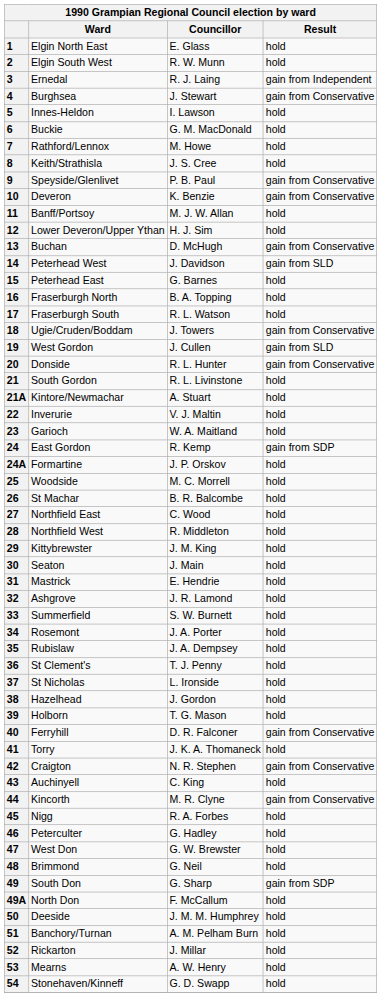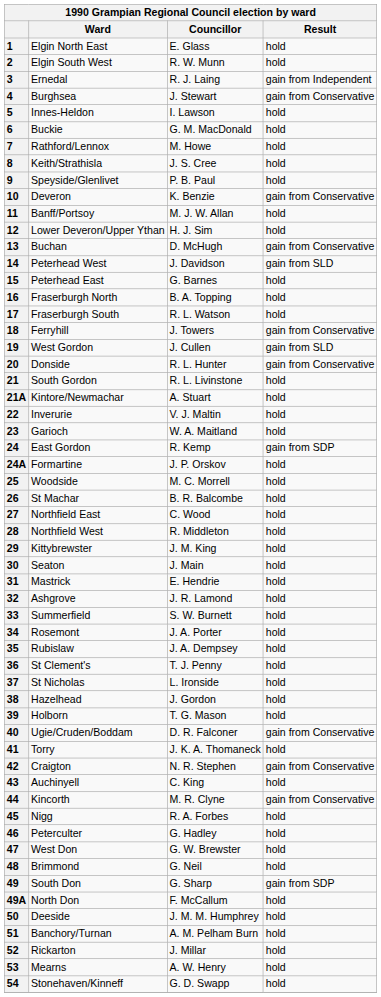(320, 180) gain from Conservative -> (276, 180) hold
(82, 331) Ugie/Cruden/Boddam -> (50, 331) Ferryhill
(50, 733) Ferryhill -> (82, 733) Ugie/Cruden/Boddam
